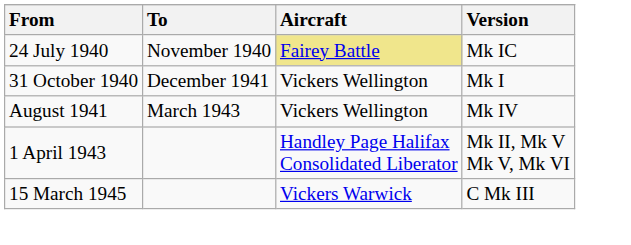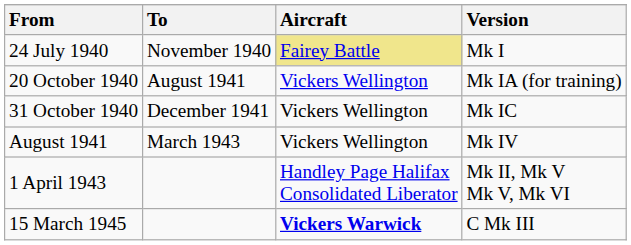(492, 50) Mk IC -> (485, 50) Mk I
+ row: (74, 80)
(485, 80) Mk I -> (492, 111) Mk IC
(346, 193) normal -> (351, 224) bold
